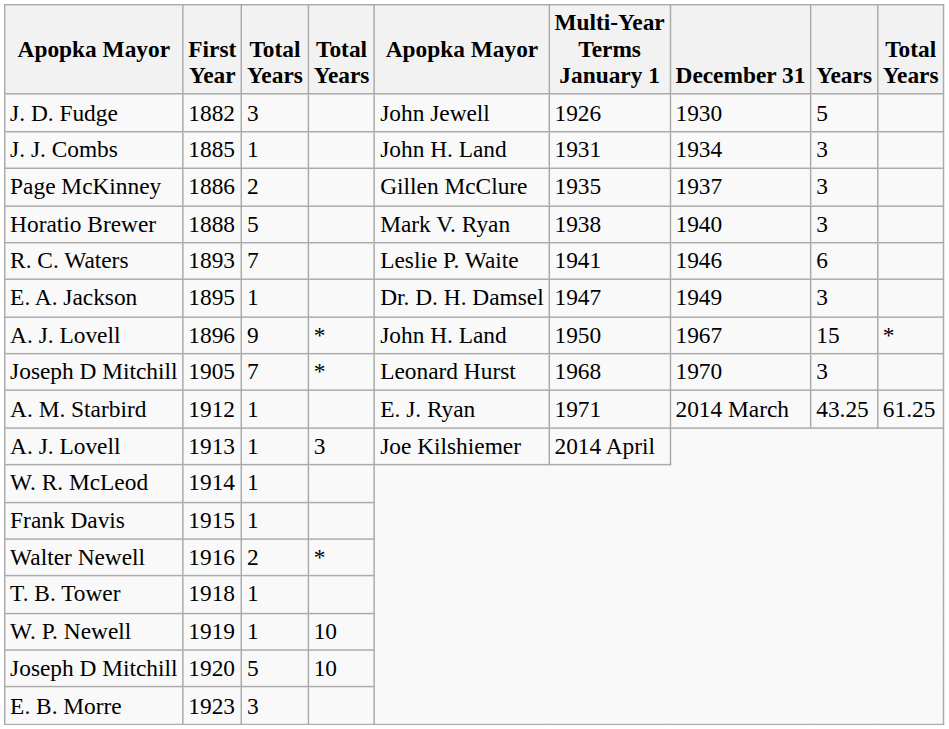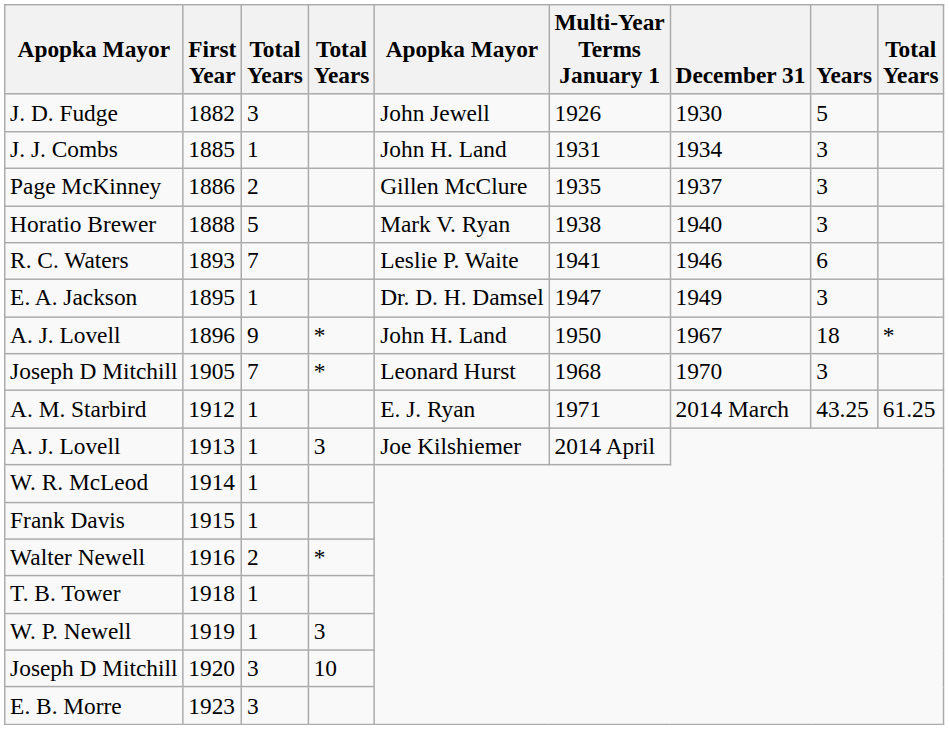(828, 334) 15 -> (828, 334) 18
(325, 631) 10 -> (319, 631) 3
(253, 668) 5 -> (253, 668) 3
